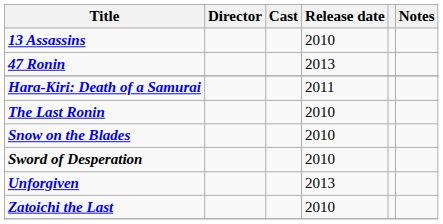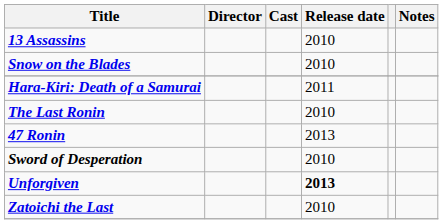rows swapped: (37, 64) <-> (69, 135)
(320, 183) normal -> (320, 183) bold
